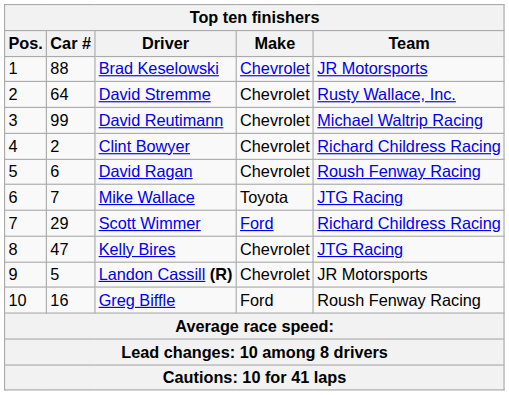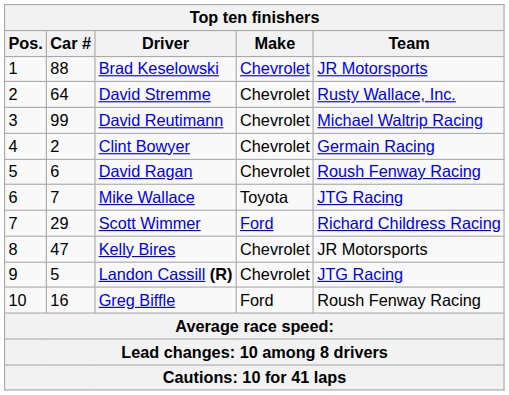(409, 146) Richard Childress Racing -> (376, 146) Germain Racing
(360, 249) JTG Racing -> (372, 249) JR Motorsports
(372, 275) JR Motorsports -> (360, 275) JTG Racing
